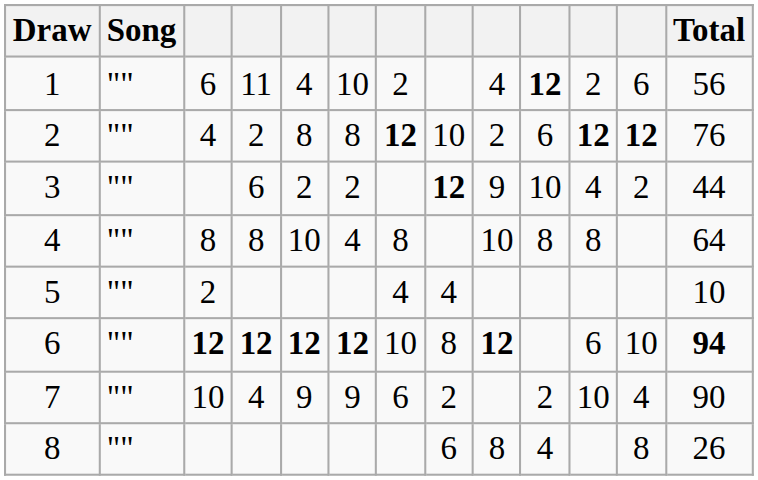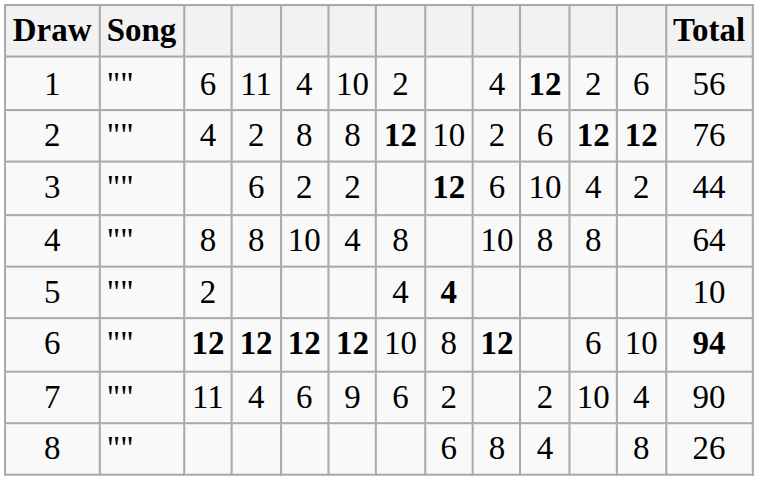(497, 187) 9 -> (497, 187) 6
(449, 291) normal -> (449, 291) bold
(208, 396) 10 -> (208, 396) 11
(304, 396) 9 -> (304, 396) 6
